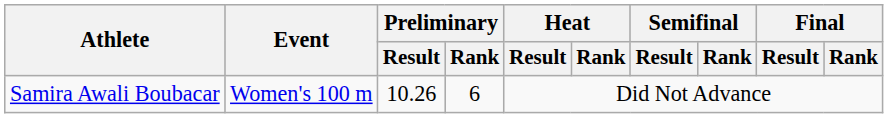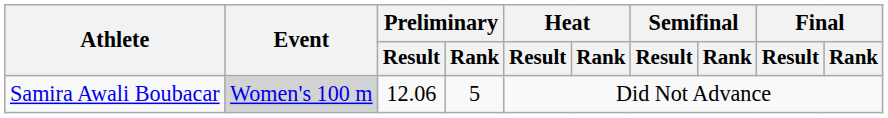(301, 94) no background -> (301, 94) lightgrey background
(411, 94) 10.26 -> (411, 94) 12.06
(475, 94) 6 -> (475, 94) 5
